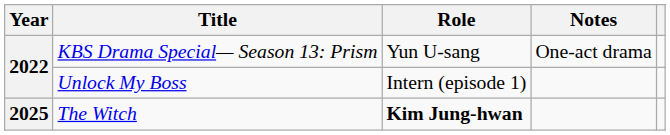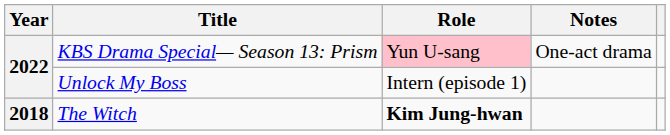(433, 51) no background -> (433, 51) pink background
(29, 113) 2025 -> (29, 113) 2018
